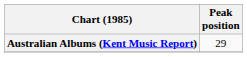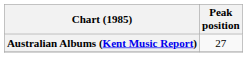(221, 43) 29 -> (221, 43) 27
